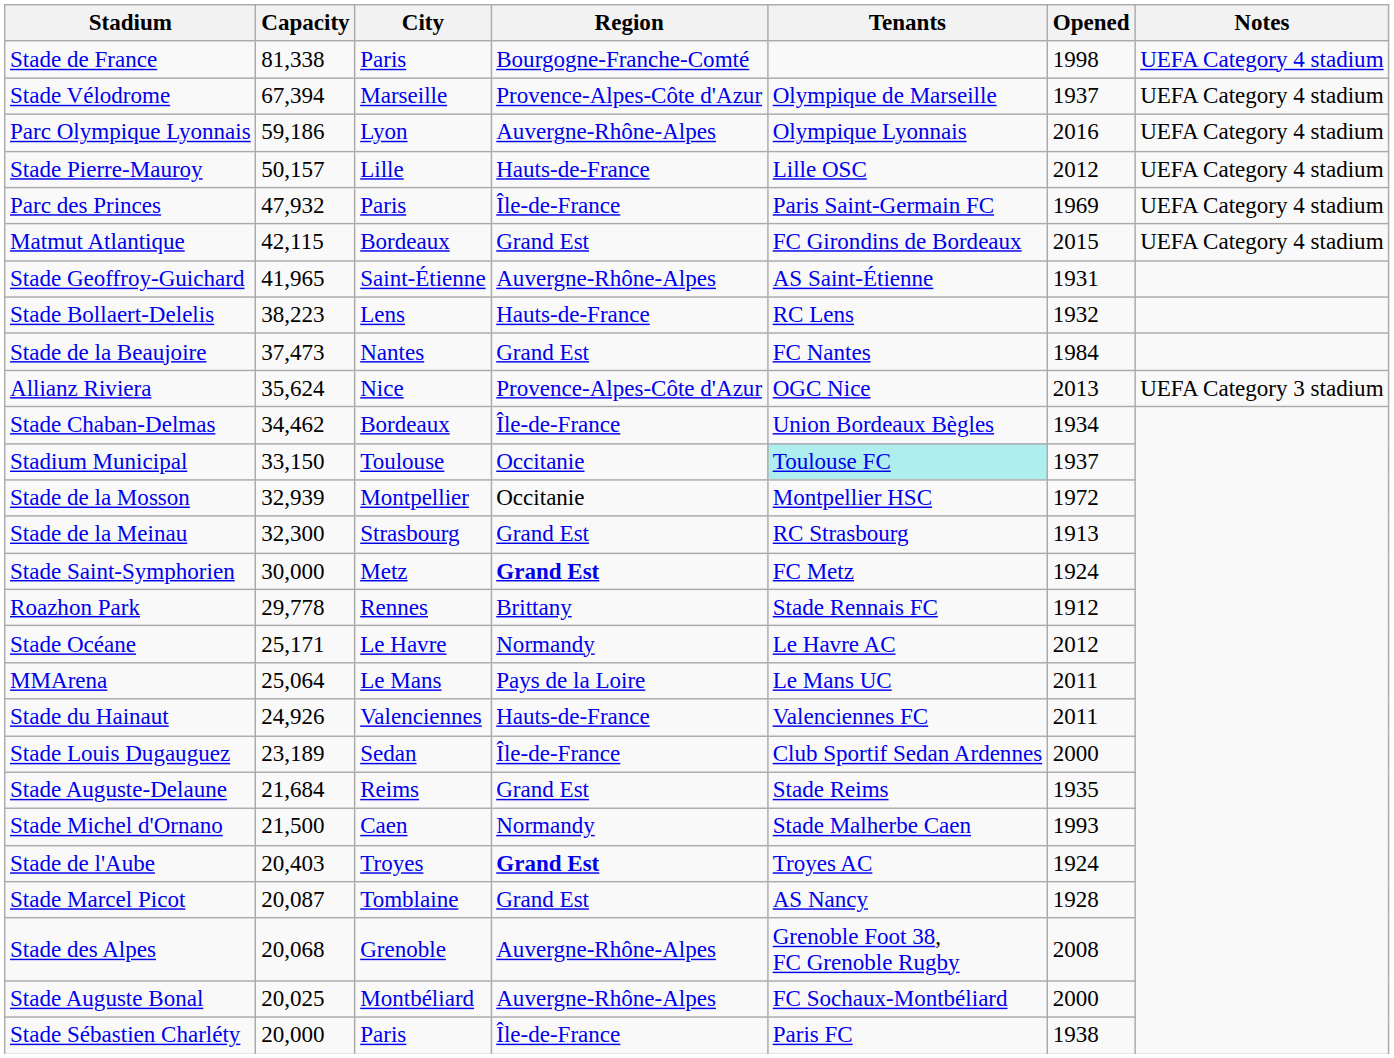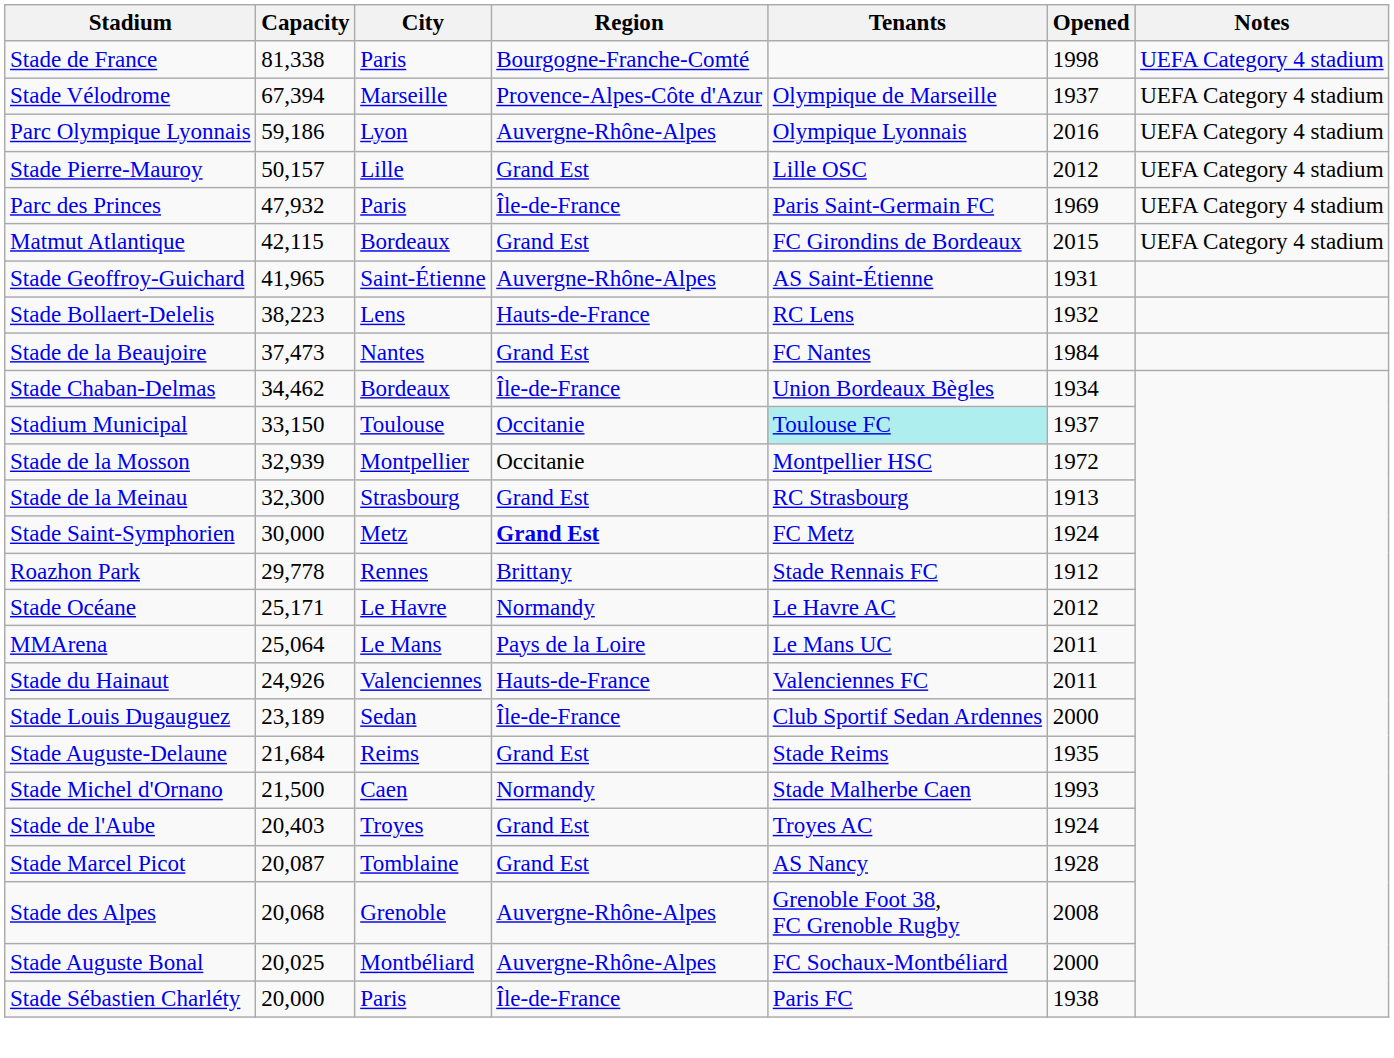(573, 168) Hauts-de-France -> (543, 168) Grand Est
- row: (81, 388)
(548, 863) bold -> (543, 826) normal
